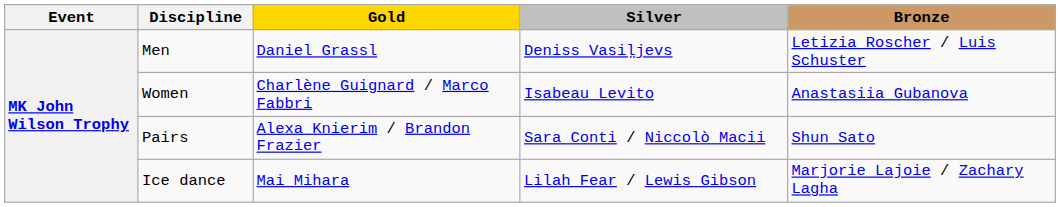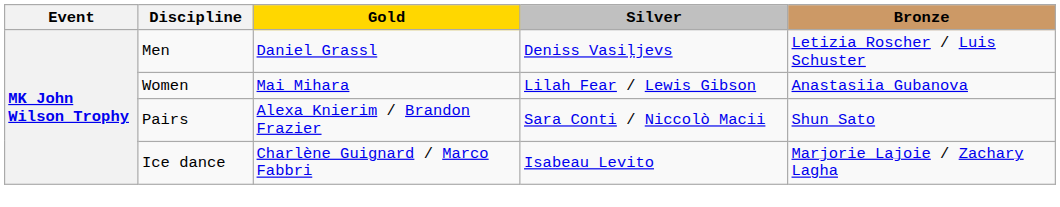(373, 94) Charlène Guignard / Marco Fabbri -> (303, 85) Mai Mihara
(589, 94) Isabeau Levito -> (640, 85) Lilah Fear / Lewis Gibson
(303, 181) Mai Mihara -> (373, 163) Charlène Guignard / Marco Fabbri
(640, 181) Lilah Fear / Lewis Gibson -> (589, 163) Isabeau Levito
